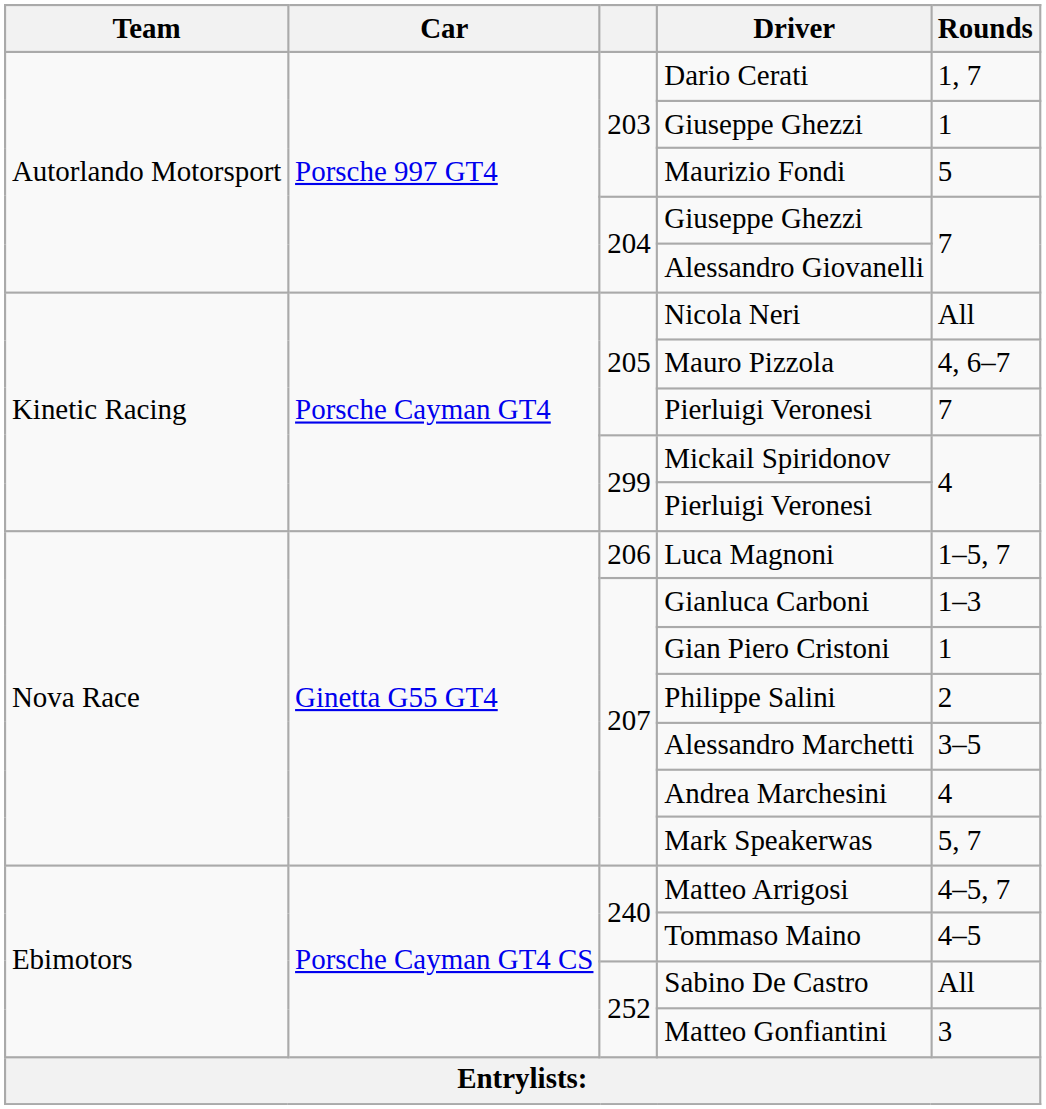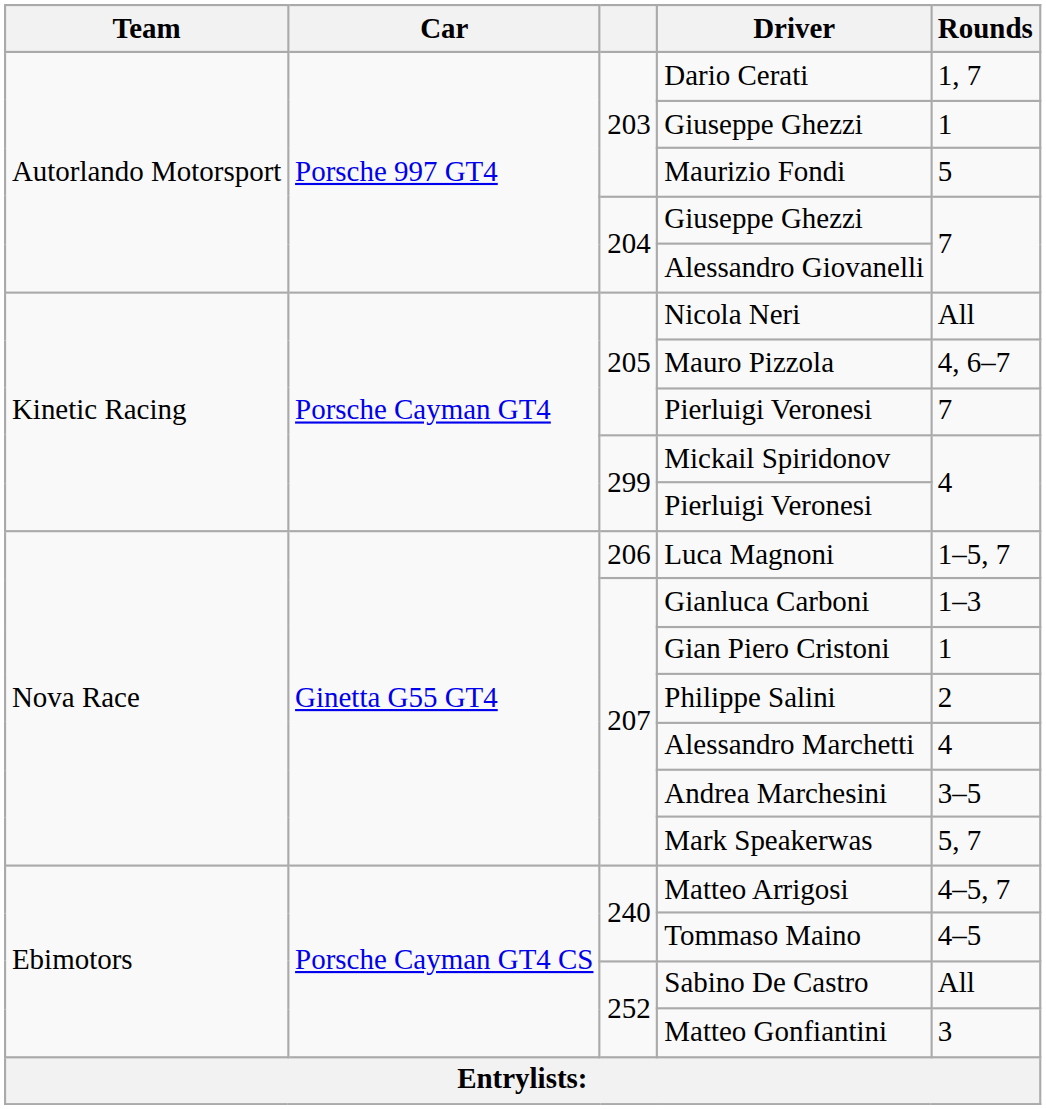(960, 744) 3–5 -> (945, 744) 4
(945, 792) 4 -> (960, 792) 3–5
